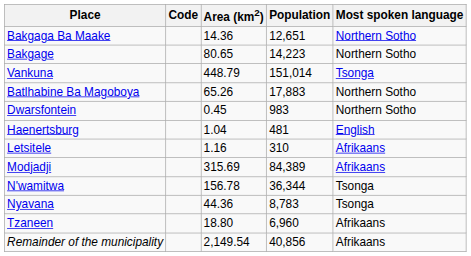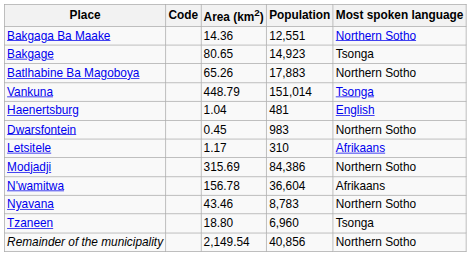(287, 35) 12,651 -> (287, 35) 12,551
(287, 54) 14,223 -> (287, 54) 14,923
(376, 54) Northern Sotho -> (355, 54) Tsonga
rows swapped: (30, 73) <-> (73, 92)
rows swapped: (42, 110) <-> (43, 129)
(215, 148) 1.16 -> (215, 148) 1.17
(287, 167) 84,389 -> (287, 167) 84,386
(360, 167) Afrikaans -> (376, 167) Northern Sotho
(287, 186) 36,344 -> (287, 186) 36,604
(355, 186) Tsonga -> (360, 186) Afrikaans
(218, 204) 44.36 -> (218, 204) 43.46
(355, 204) Tsonga -> (376, 204) Northern Sotho
(360, 223) Afrikaans -> (355, 223) Tsonga
(360, 242) Afrikaans -> (376, 242) Northern Sotho
